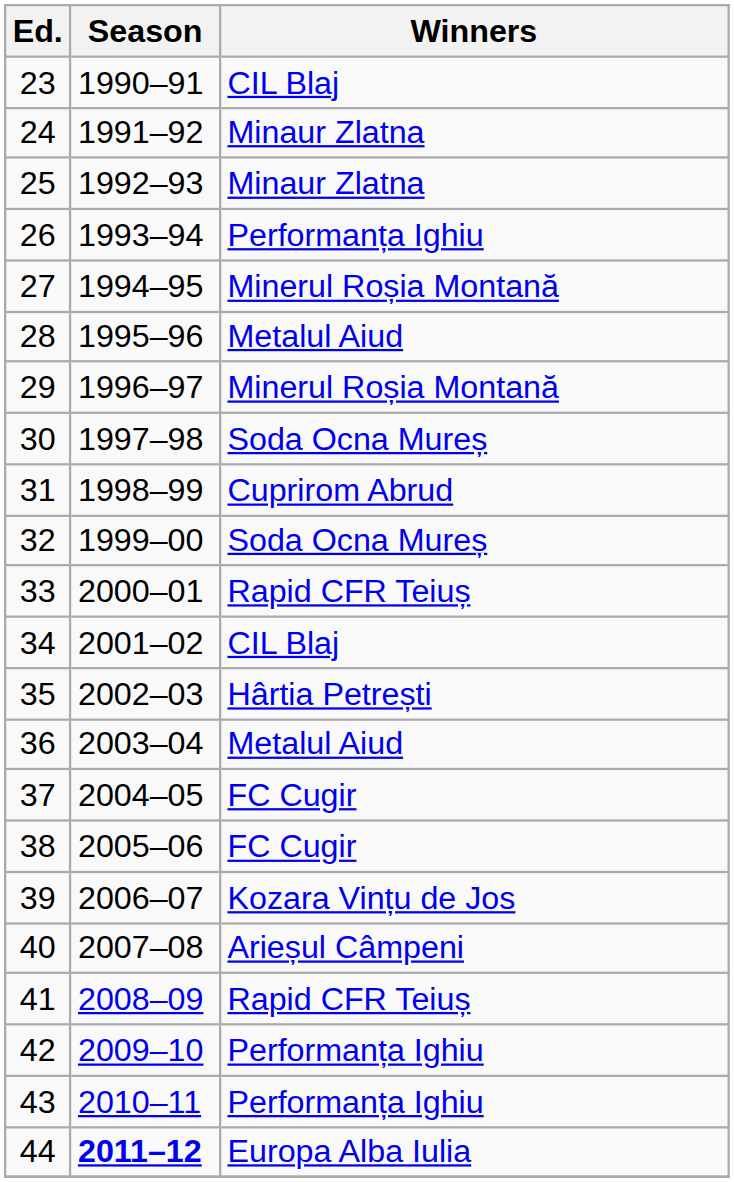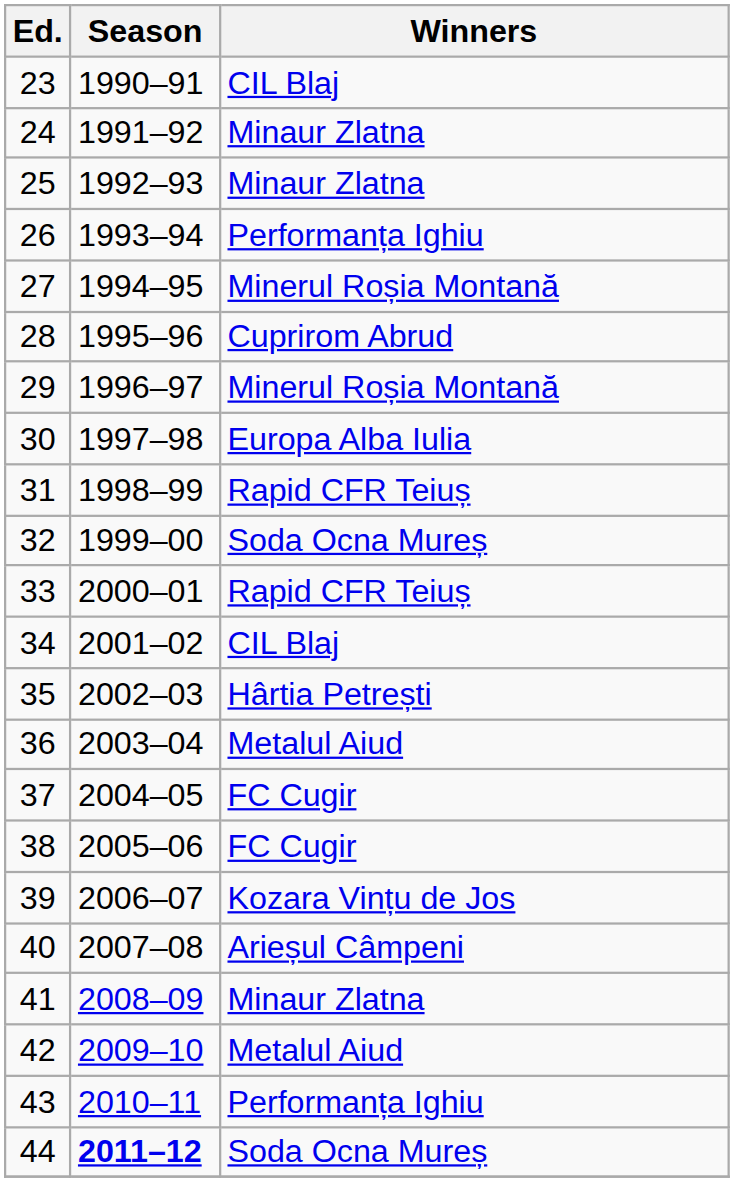(315, 337) Metalul Aiud -> (340, 337) Cuprirom Abrud
(357, 439) Soda Ocna Mureș -> (349, 439) Europa Alba Iulia
(340, 490) Cuprirom Abrud -> (349, 490) Rapid CFR Teiuș
(349, 999) Rapid CFR Teiuș -> (326, 999) Minaur Zlatna
(356, 1050) Performanța Ighiu -> (315, 1050) Metalul Aiud
(349, 1152) Europa Alba Iulia -> (357, 1152) Soda Ocna Mureș
